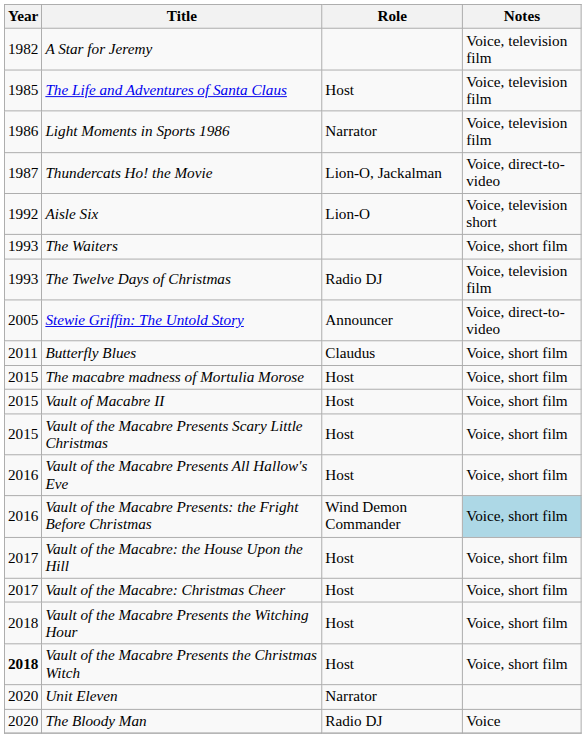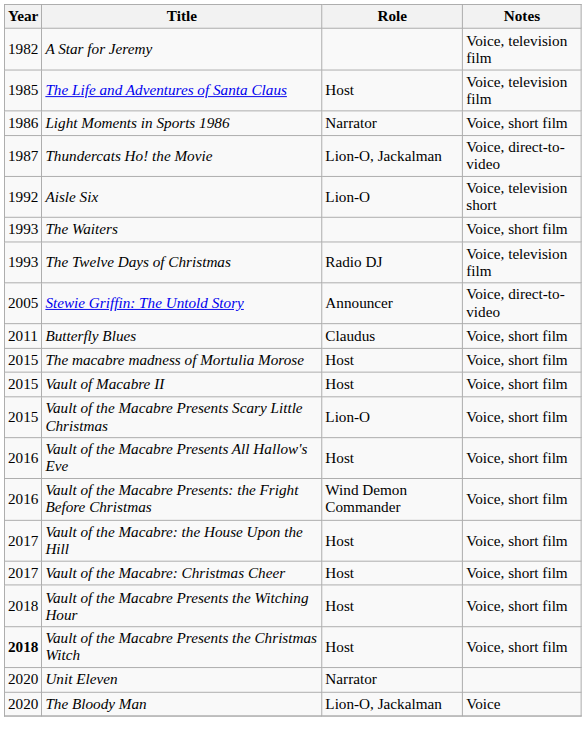(517, 131) Voice, television film -> (517, 123) Voice, short film
(340, 434) Host -> (348, 416) Lion-O
(517, 516) lightblue background -> (517, 499) no background
(354, 720) Radio DJ -> (384, 703) Lion-O, Jackalman
